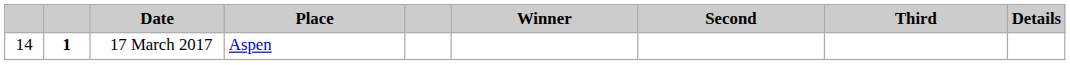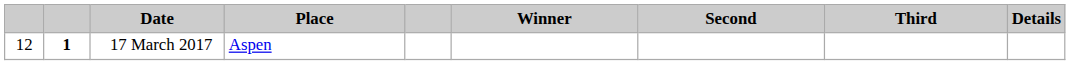(24, 45) 14 -> (24, 45) 12
